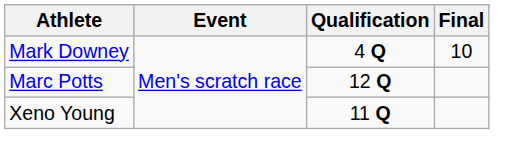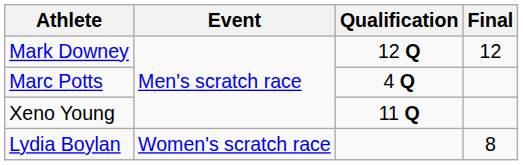(370, 51) 4 Q -> (399, 51) 12 Q
(461, 51) 10 -> (490, 51) 12
(370, 82) 12 Q -> (399, 82) 4 Q
+ row: (65, 144)
